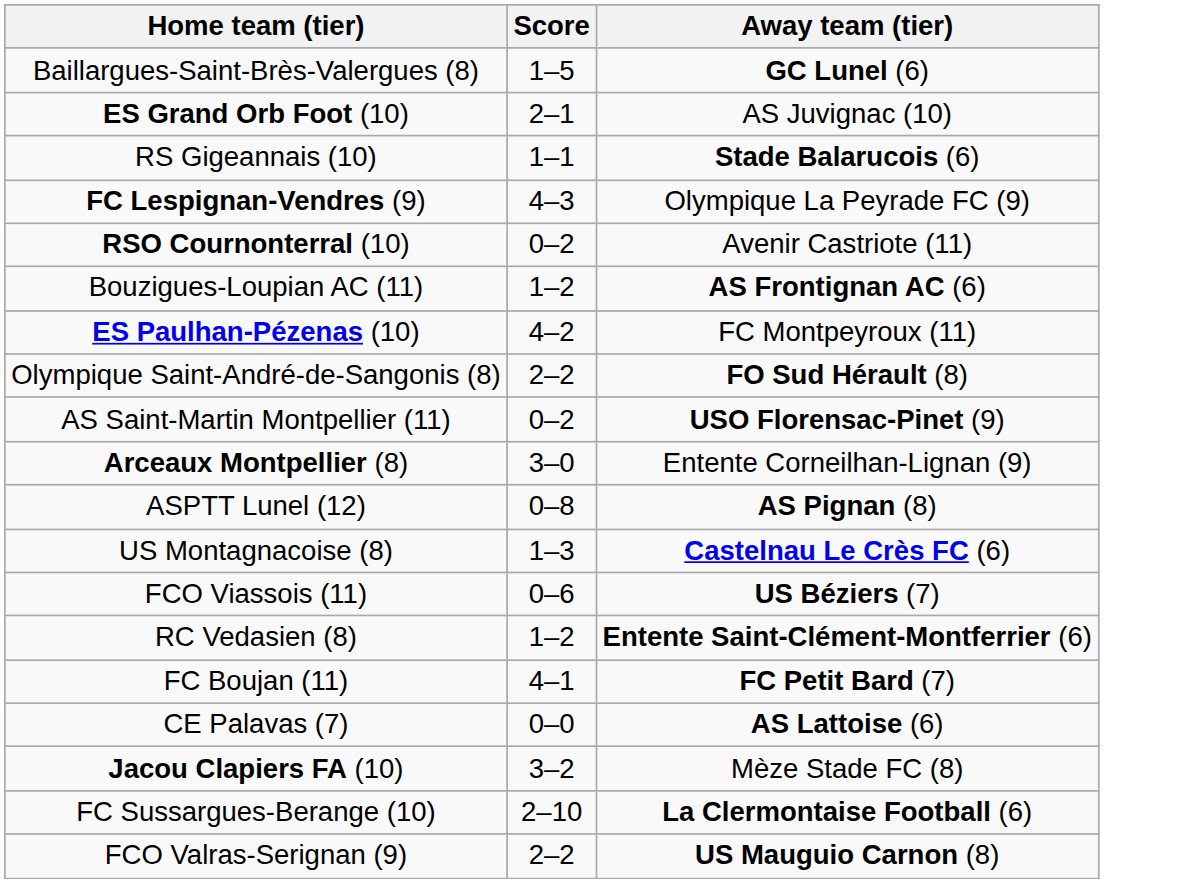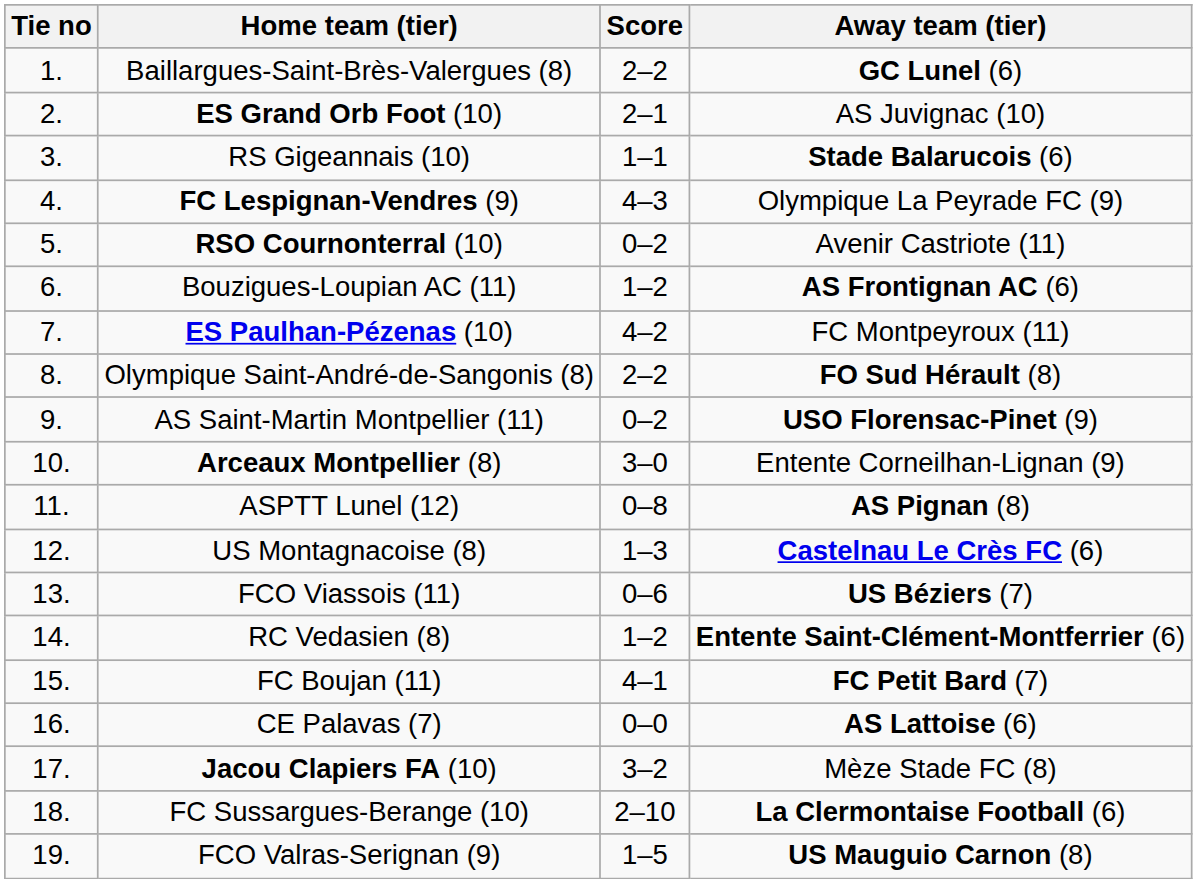+ column: (51, 26)
(552, 69) 1–5 -> (645, 69) 2–2
(552, 855) 2–2 -> (645, 855) 1–5
